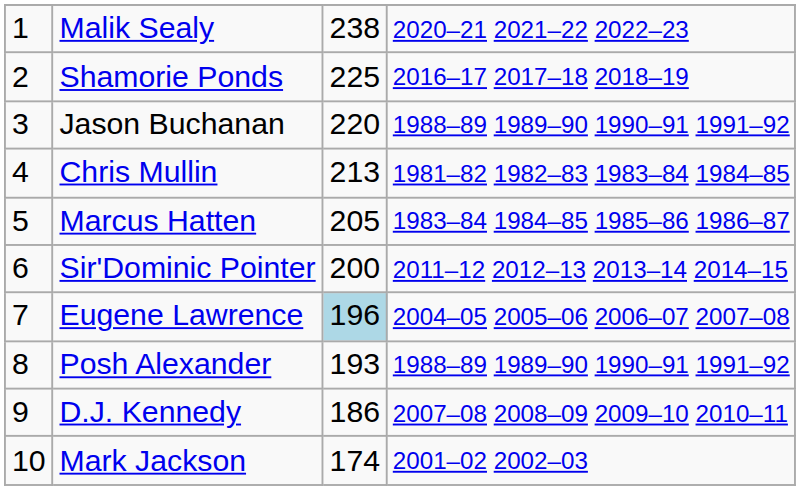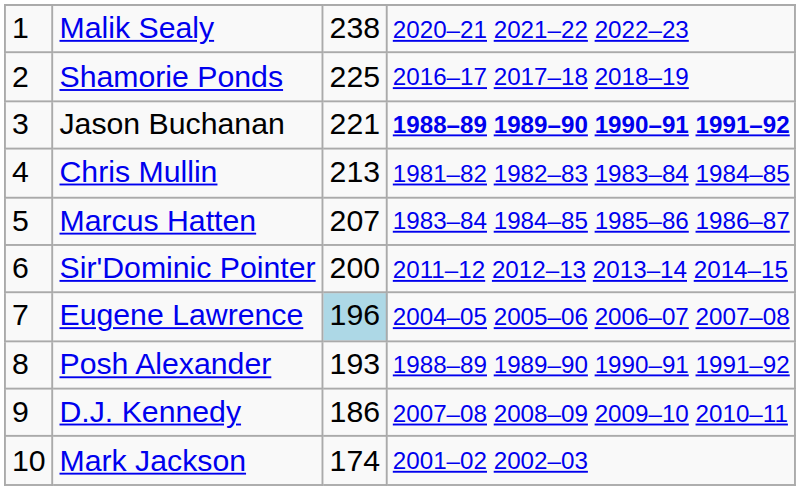(355, 124) 220 -> (355, 124) 221
(591, 125) normal -> (591, 125) bold
(355, 220) 205 -> (355, 220) 207
